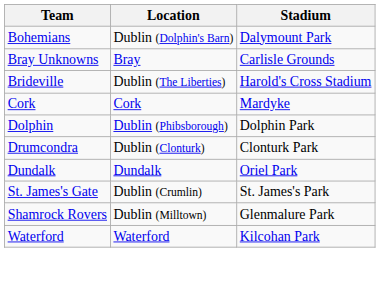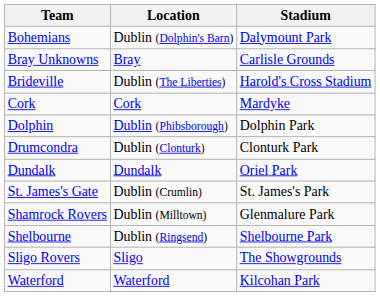+ row: (39, 236)
+ row: (44, 258)
